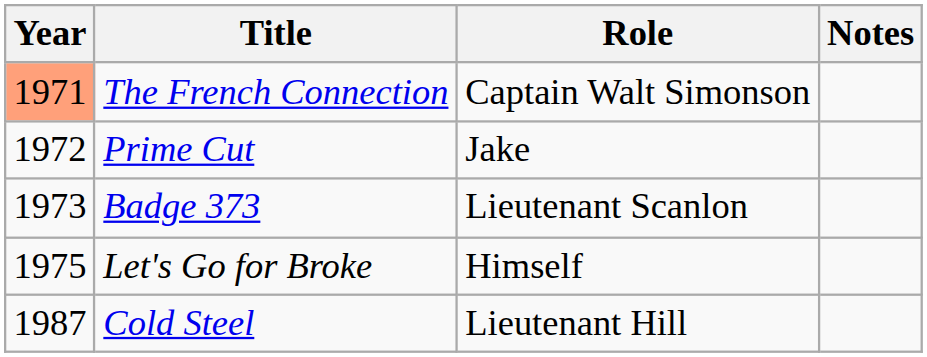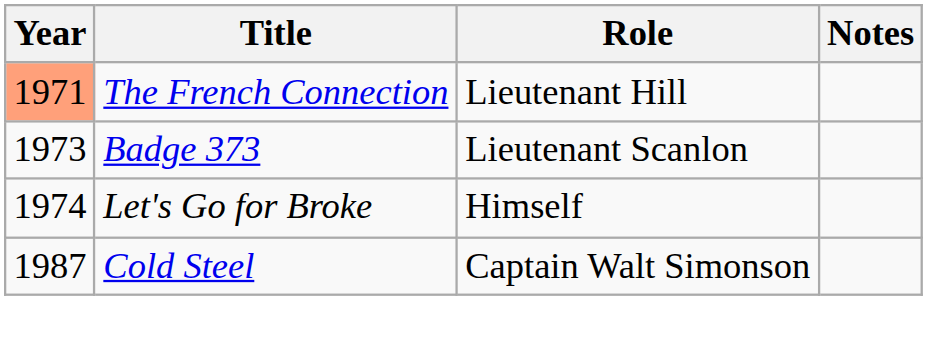(638, 91) Captain Walt Simonson -> (576, 91) Lieutenant Hill
- row: (179, 149)
(50, 264) 1975 -> (50, 206) 1974
(576, 322) Lieutenant Hill -> (638, 264) Captain Walt Simonson
